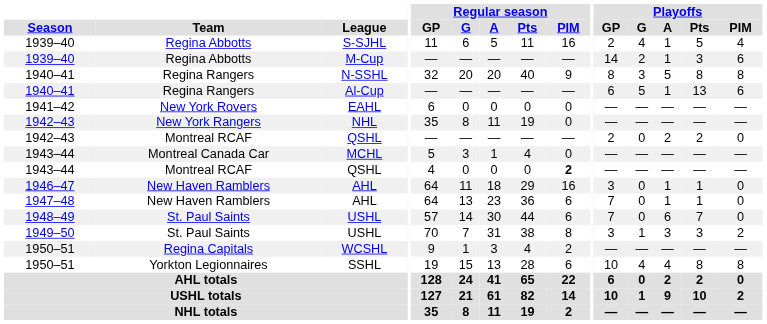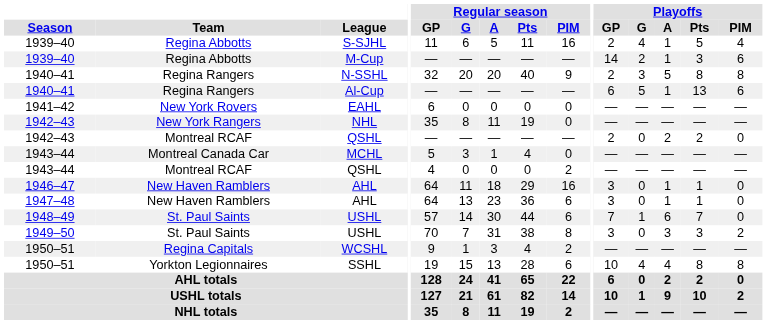(611, 75) 8 -> (611, 75) 2
(568, 170) bold -> (568, 170) normal
(611, 201) 7 -> (611, 201) 3
(642, 217) 0 -> (642, 217) 1
(642, 233) 1 -> (642, 233) 0
